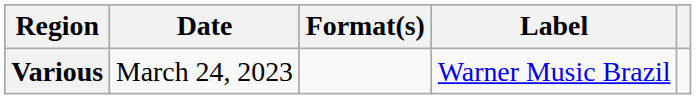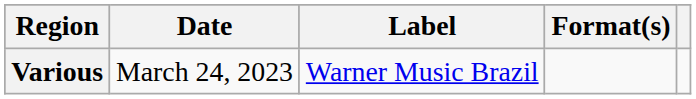columns swapped: (365, 26) <-> (554, 26)
